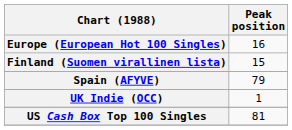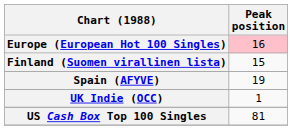(258, 44) no background -> (258, 44) pink background
(258, 80) 79 -> (258, 80) 19
